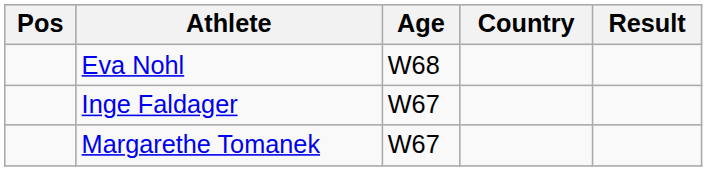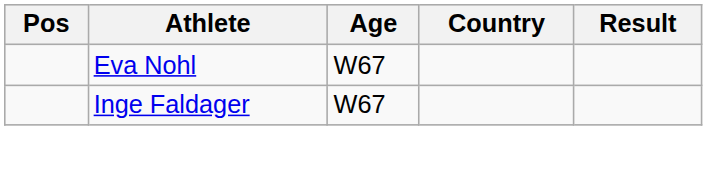(414, 64) W68 -> (360, 64) W67
- row: (201, 144)
